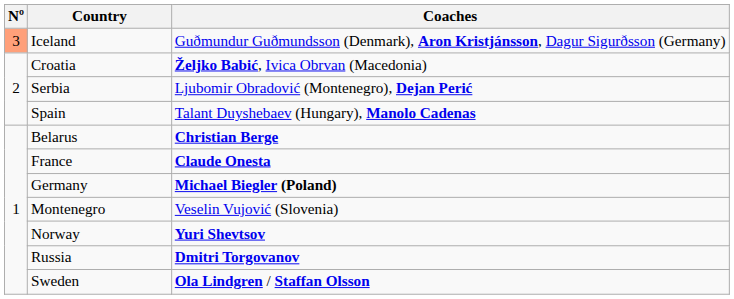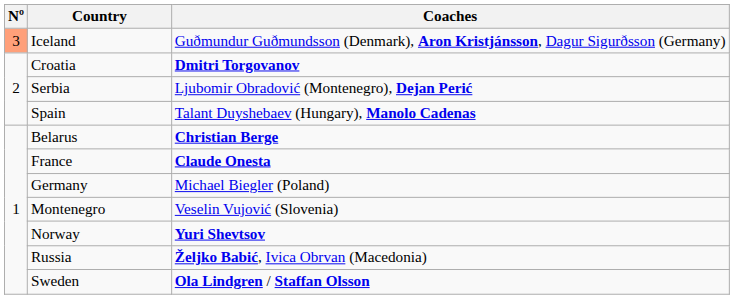(301, 64) Željko Babić, Ivica Obrvan (Macedonia) -> (237, 64) Dmitri Torgovanov
(256, 185) bold -> (252, 185) normal
(237, 257) Dmitri Torgovanov -> (301, 257) Željko Babić, Ivica Obrvan (Macedonia)
